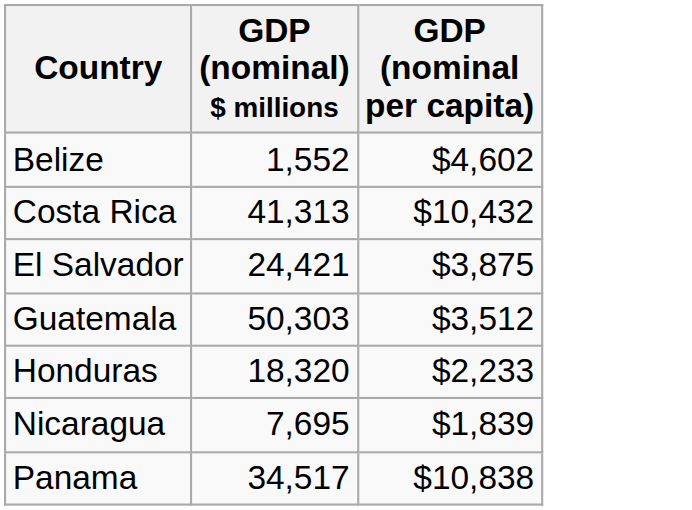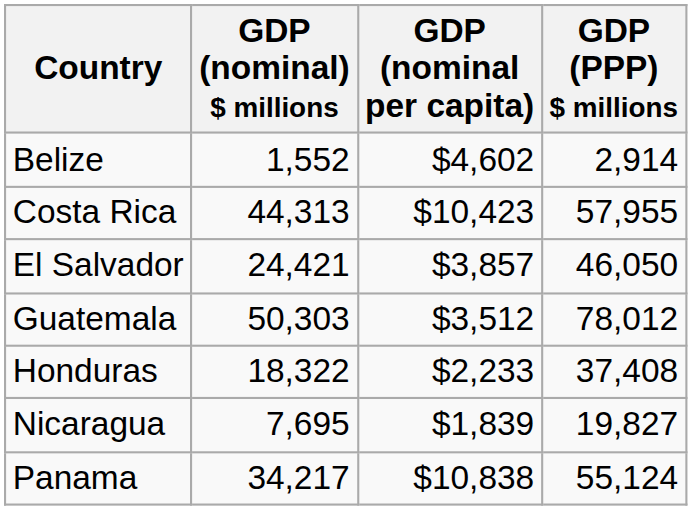+ column: (614, 68)
(299, 212) 41,313 -> (299, 212) 44,313
(474, 212) $10,432 -> (474, 212) $10,423
(483, 265) $3,875 -> (483, 265) $3,857
(299, 371) 18,320 -> (299, 371) 18,322
(299, 477) 34,517 -> (299, 477) 34,217
